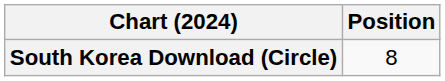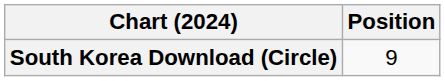(391, 57) 8 -> (391, 57) 9
